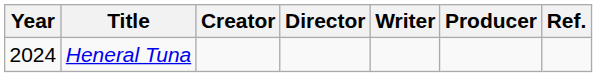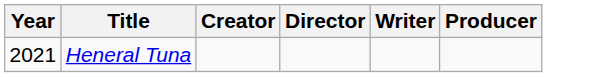- column: (566, 21)
(33, 54) 2024 -> (33, 54) 2021
